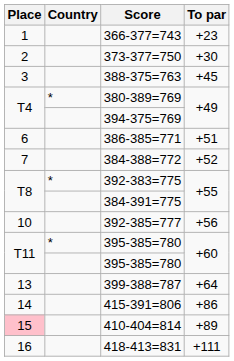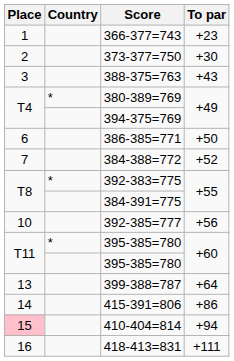(207, 77) +45 -> (207, 77) +43
(207, 139) +51 -> (207, 139) +50
(207, 325) +89 -> (207, 325) +94
